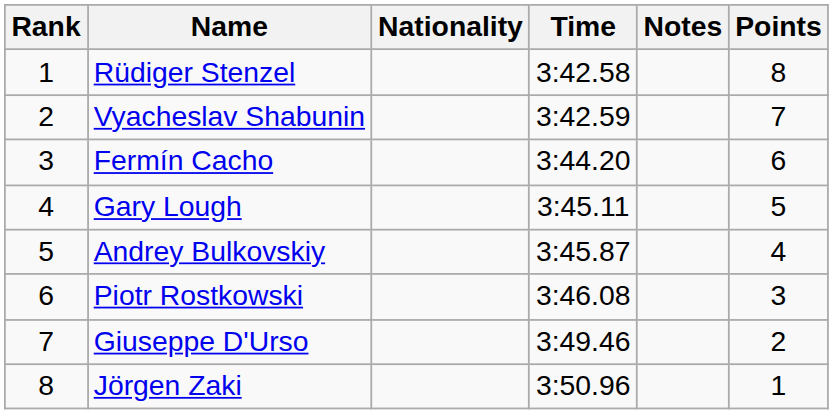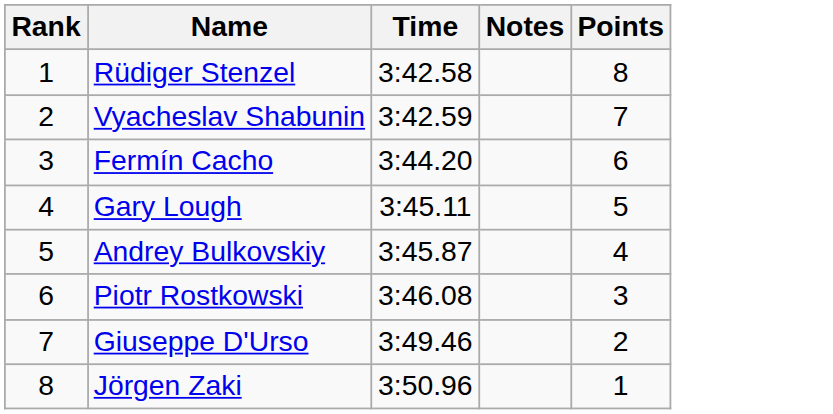- column: (450, 26)
